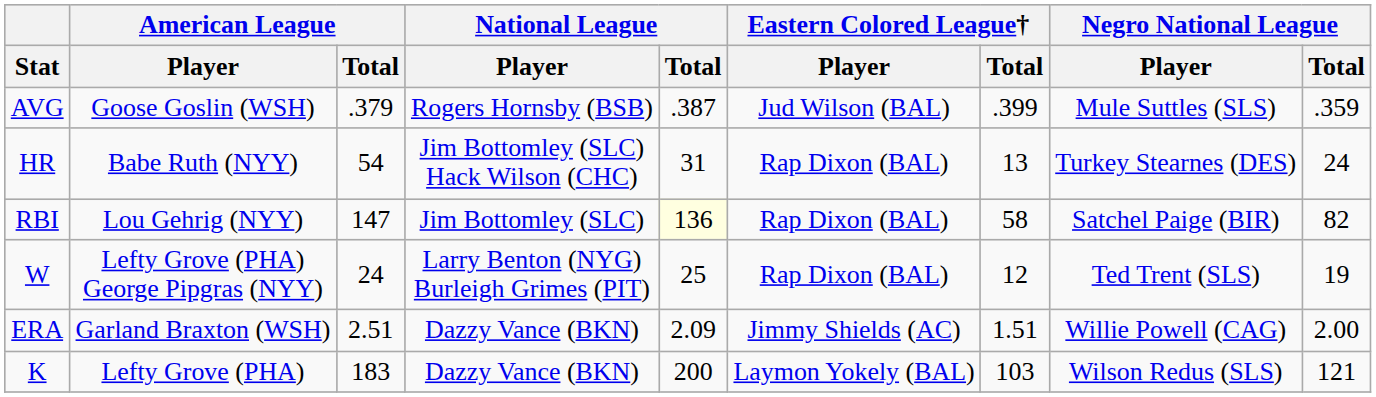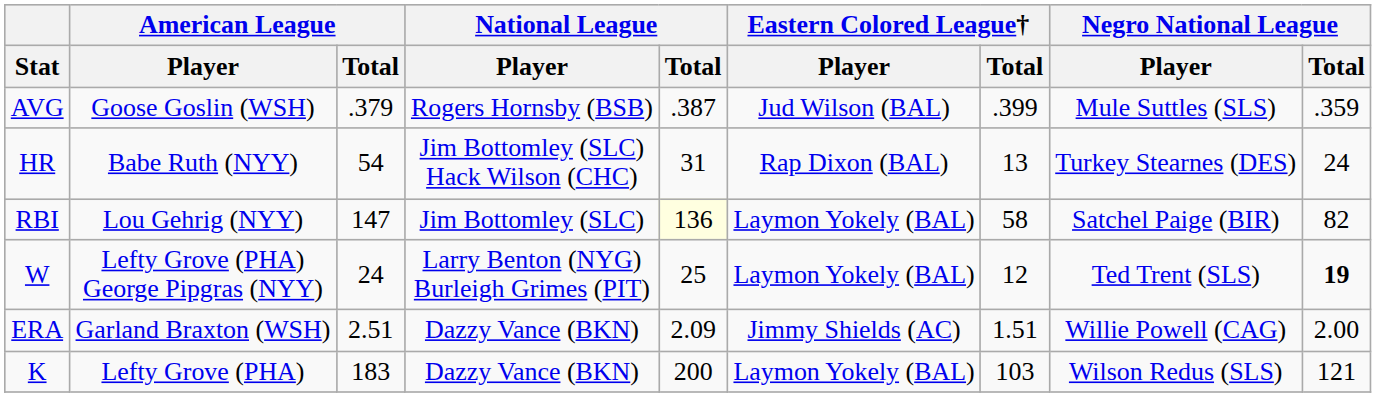(854, 218) Rap Dixon (BAL) -> (854, 218) Laymon Yokely (BAL)
(854, 274) Rap Dixon (BAL) -> (854, 274) Laymon Yokely (BAL)
(1336, 274) normal -> (1336, 274) bold
